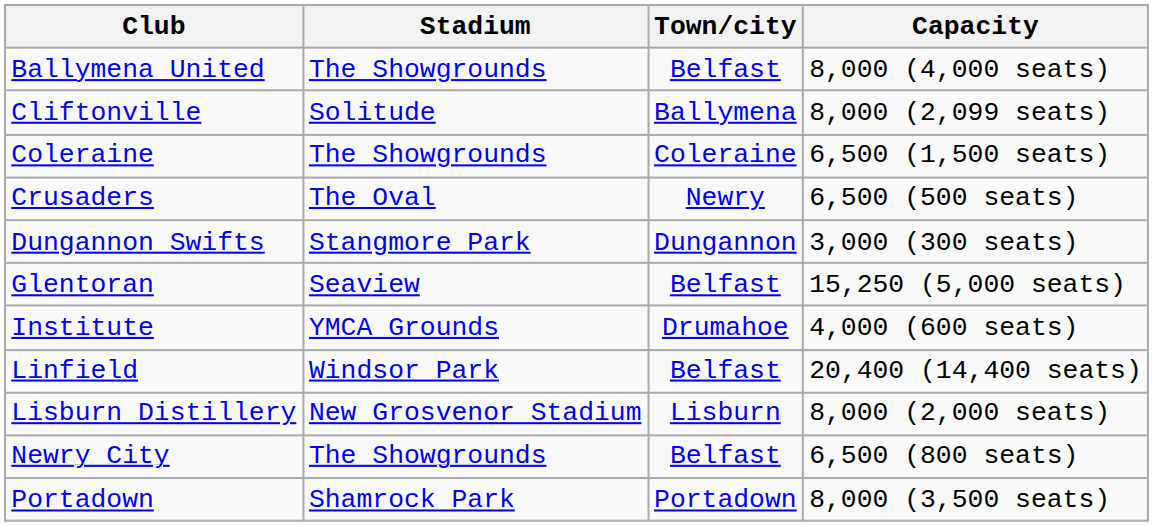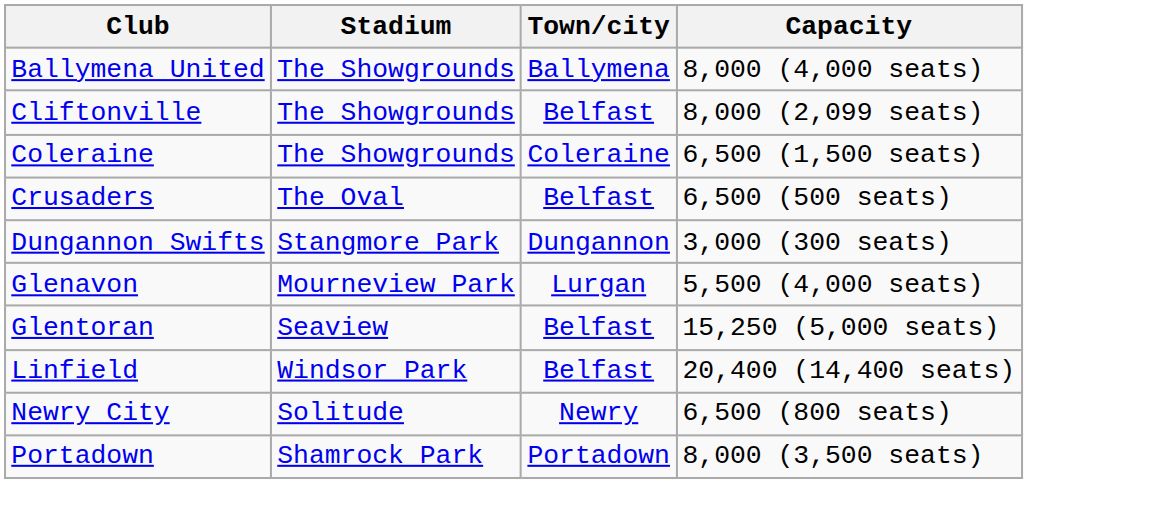(725, 70) Belfast -> (599, 70) Ballymena
(372, 113) Solitude -> (396, 113) The Showgrounds
(725, 113) Ballymena -> (599, 113) Belfast
(725, 199) Newry -> (599, 199) Belfast
+ row: (75, 285)
- row: (83, 328)
- row: (154, 414)
(428, 457) The Showgrounds -> (341, 414) Solitude
(725, 457) Belfast -> (599, 414) Newry
